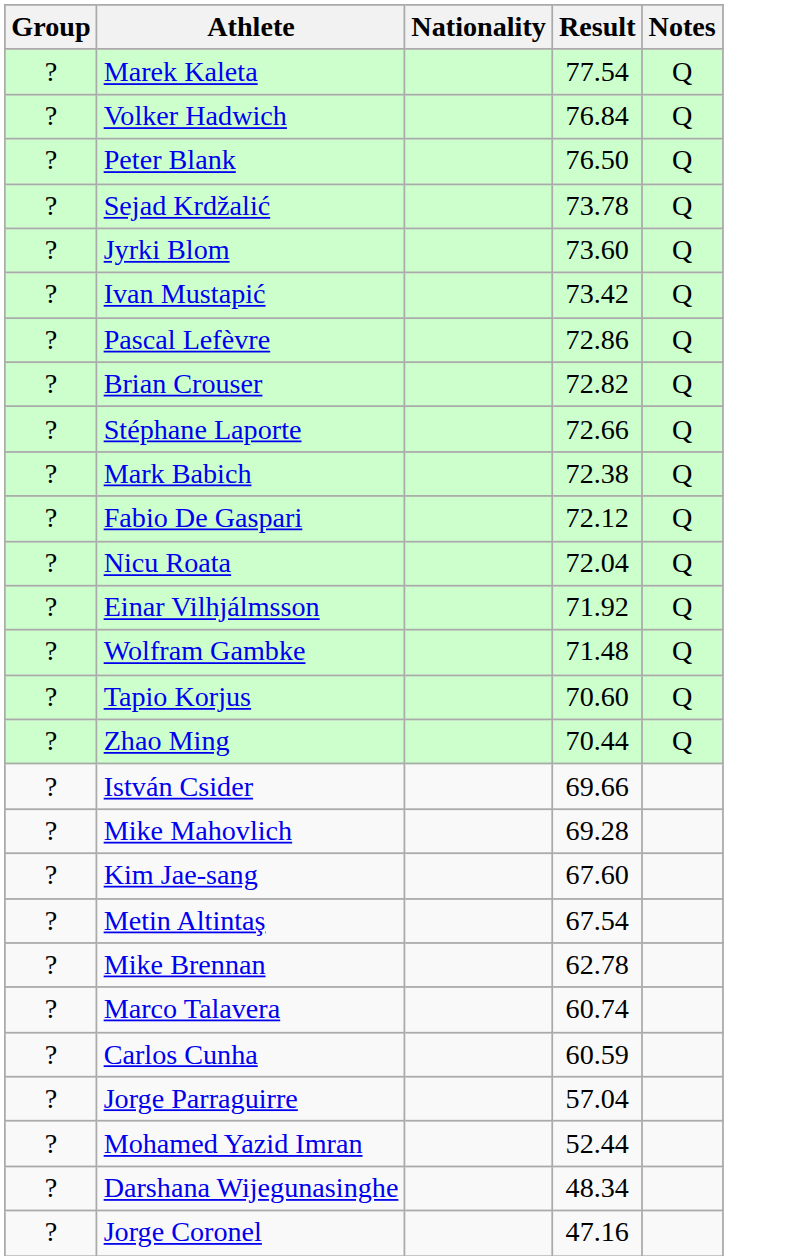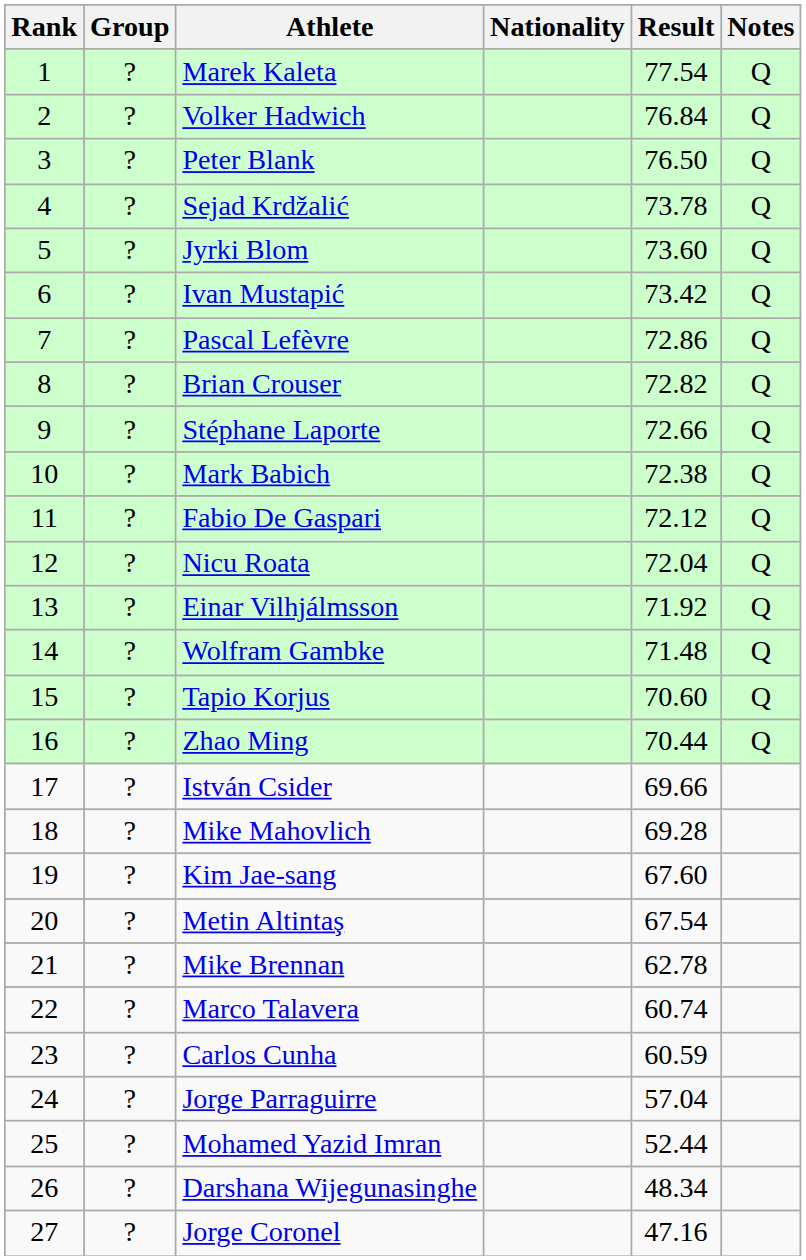+ column: (44, 26)
